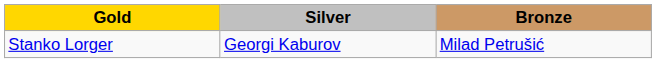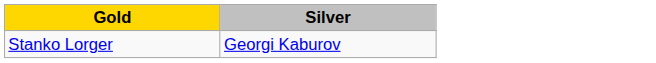- column: (544, 17)
